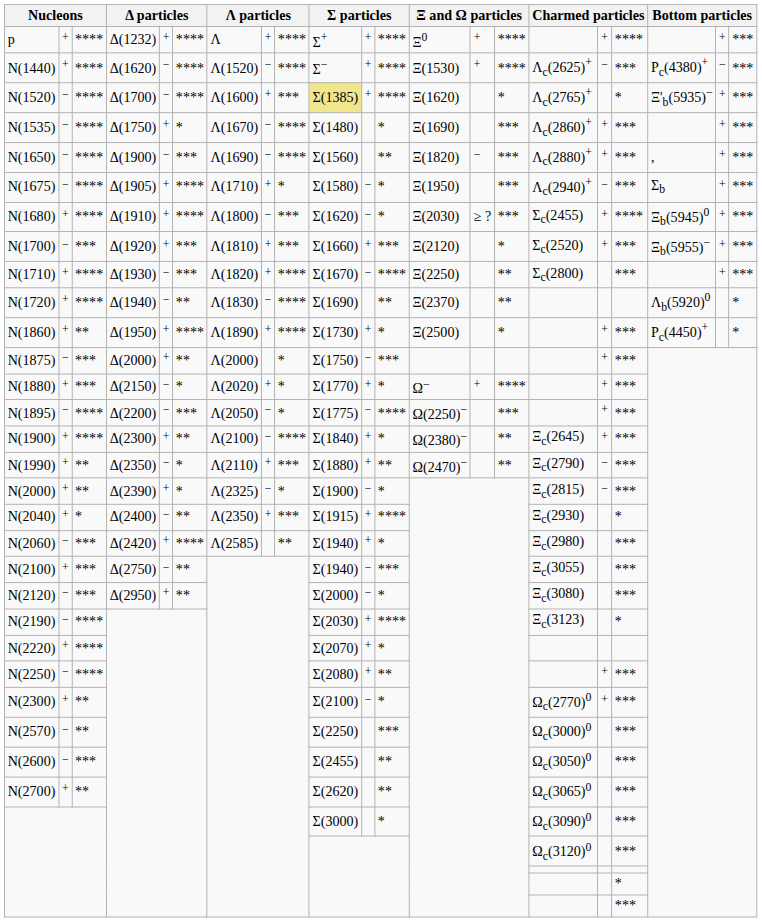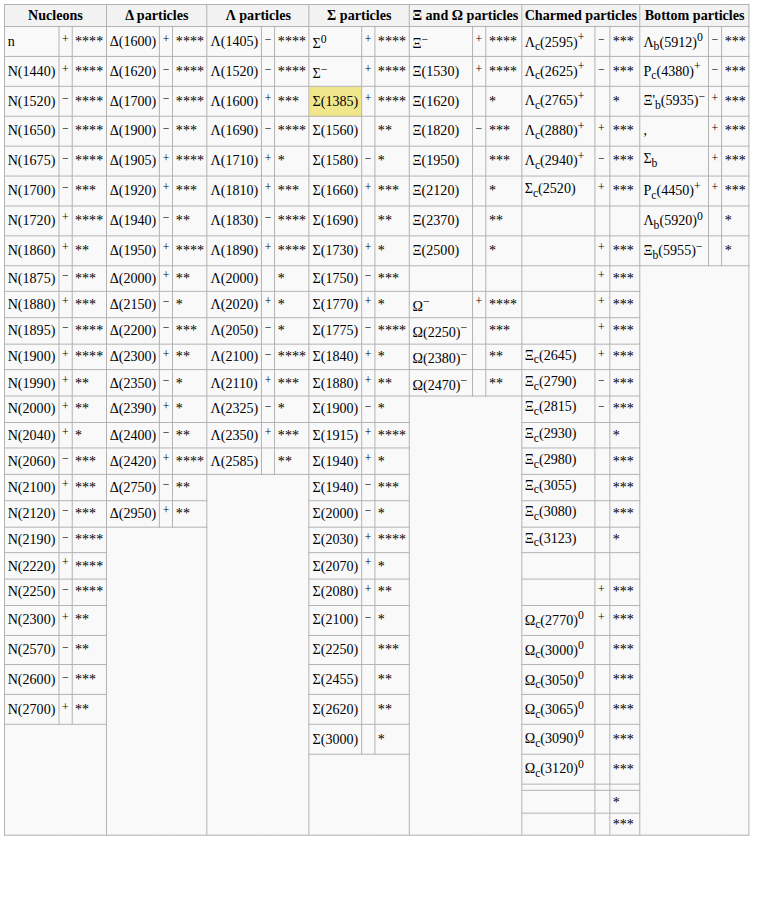- row: (11, 39)
+ row: (11, 41)
- row: (32, 127)
- row: (32, 216)
(681, 246) Ξb(5955)− -> (672, 190) Pc(4450)+
- row: (32, 274)
(680, 332) Pc(4450)+ -> (673, 250) Ξb(5955)−
